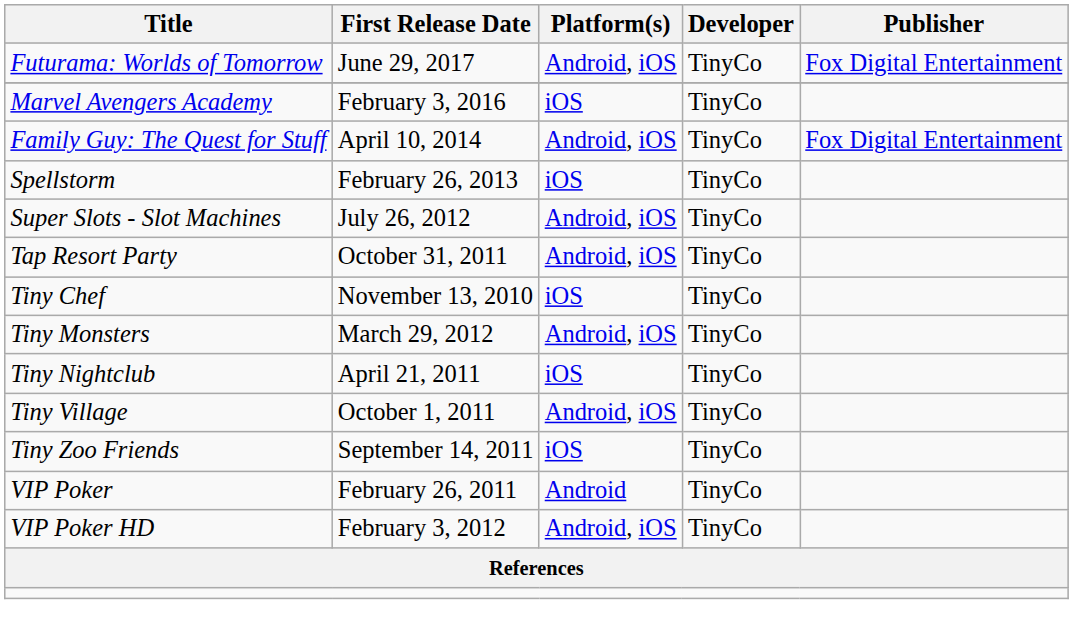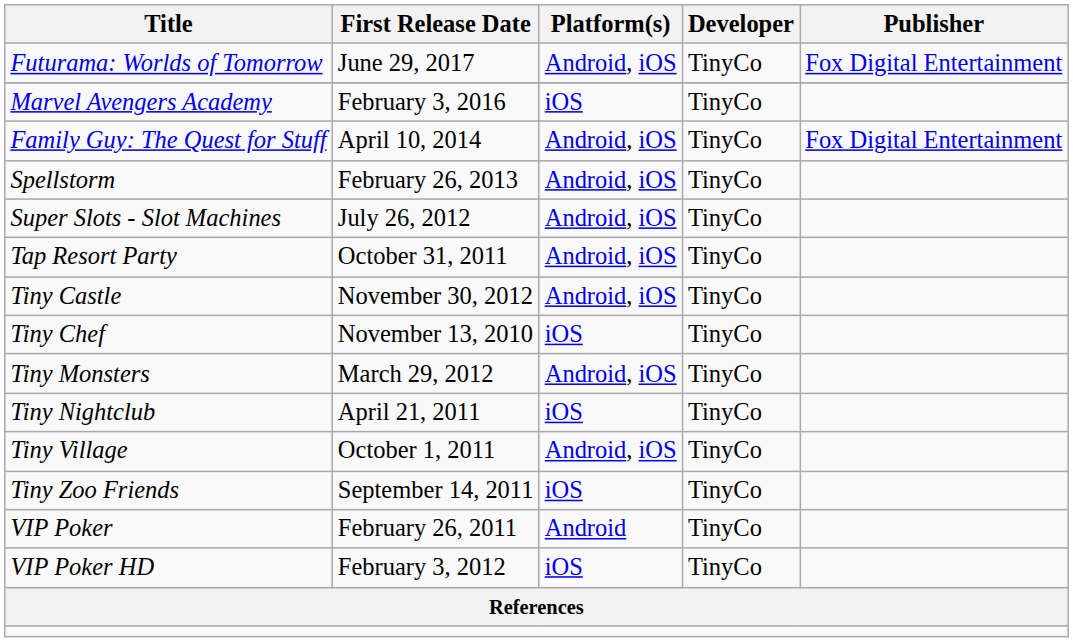(564, 179) iOS -> (611, 179) Android, iOS
+ row: (66, 295)
(611, 528) Android, iOS -> (564, 567) iOS
